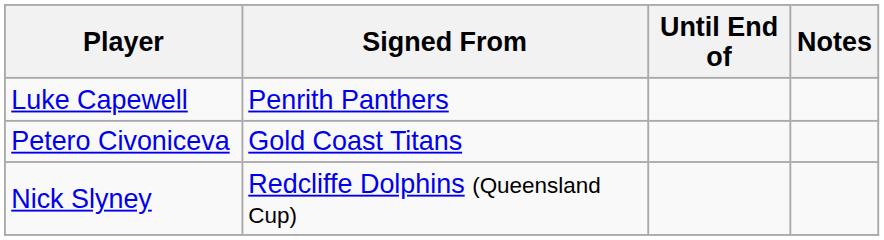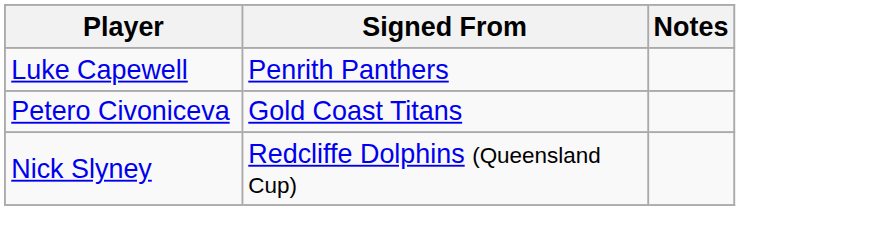- column: (719, 42)
